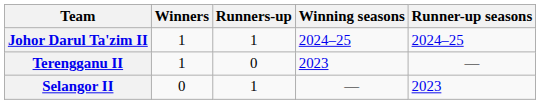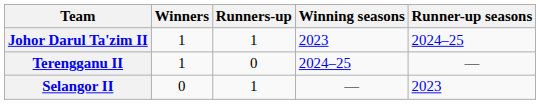(325, 39) 2024–25 -> (314, 39) 2023
(314, 63) 2023 -> (325, 63) 2024–25
